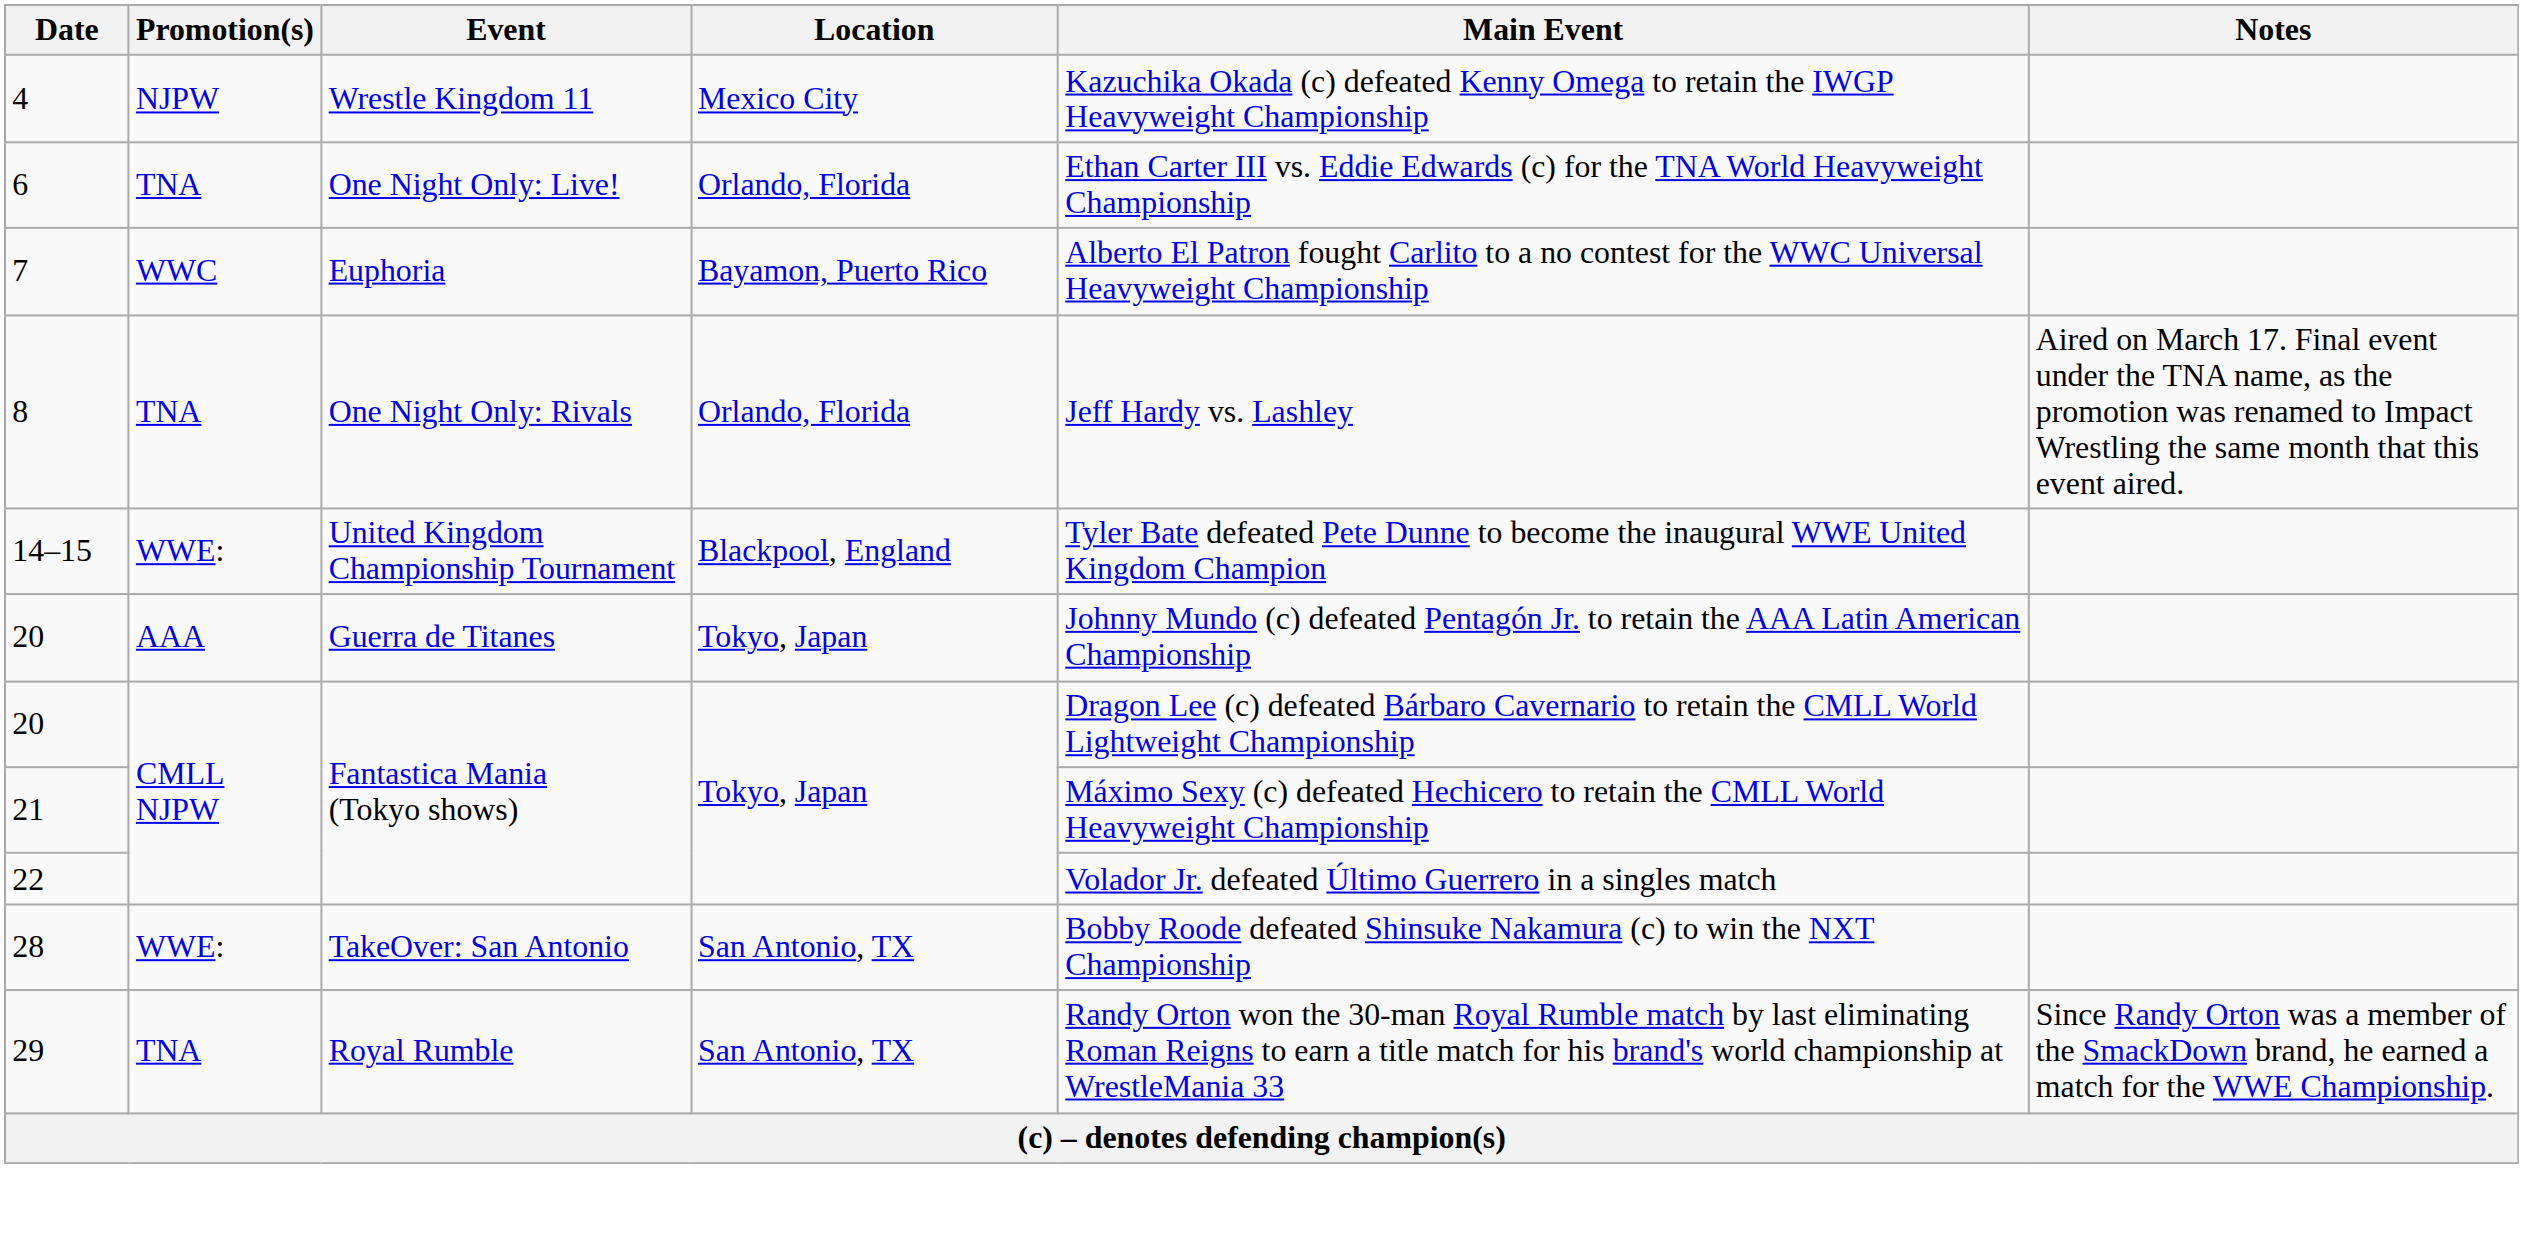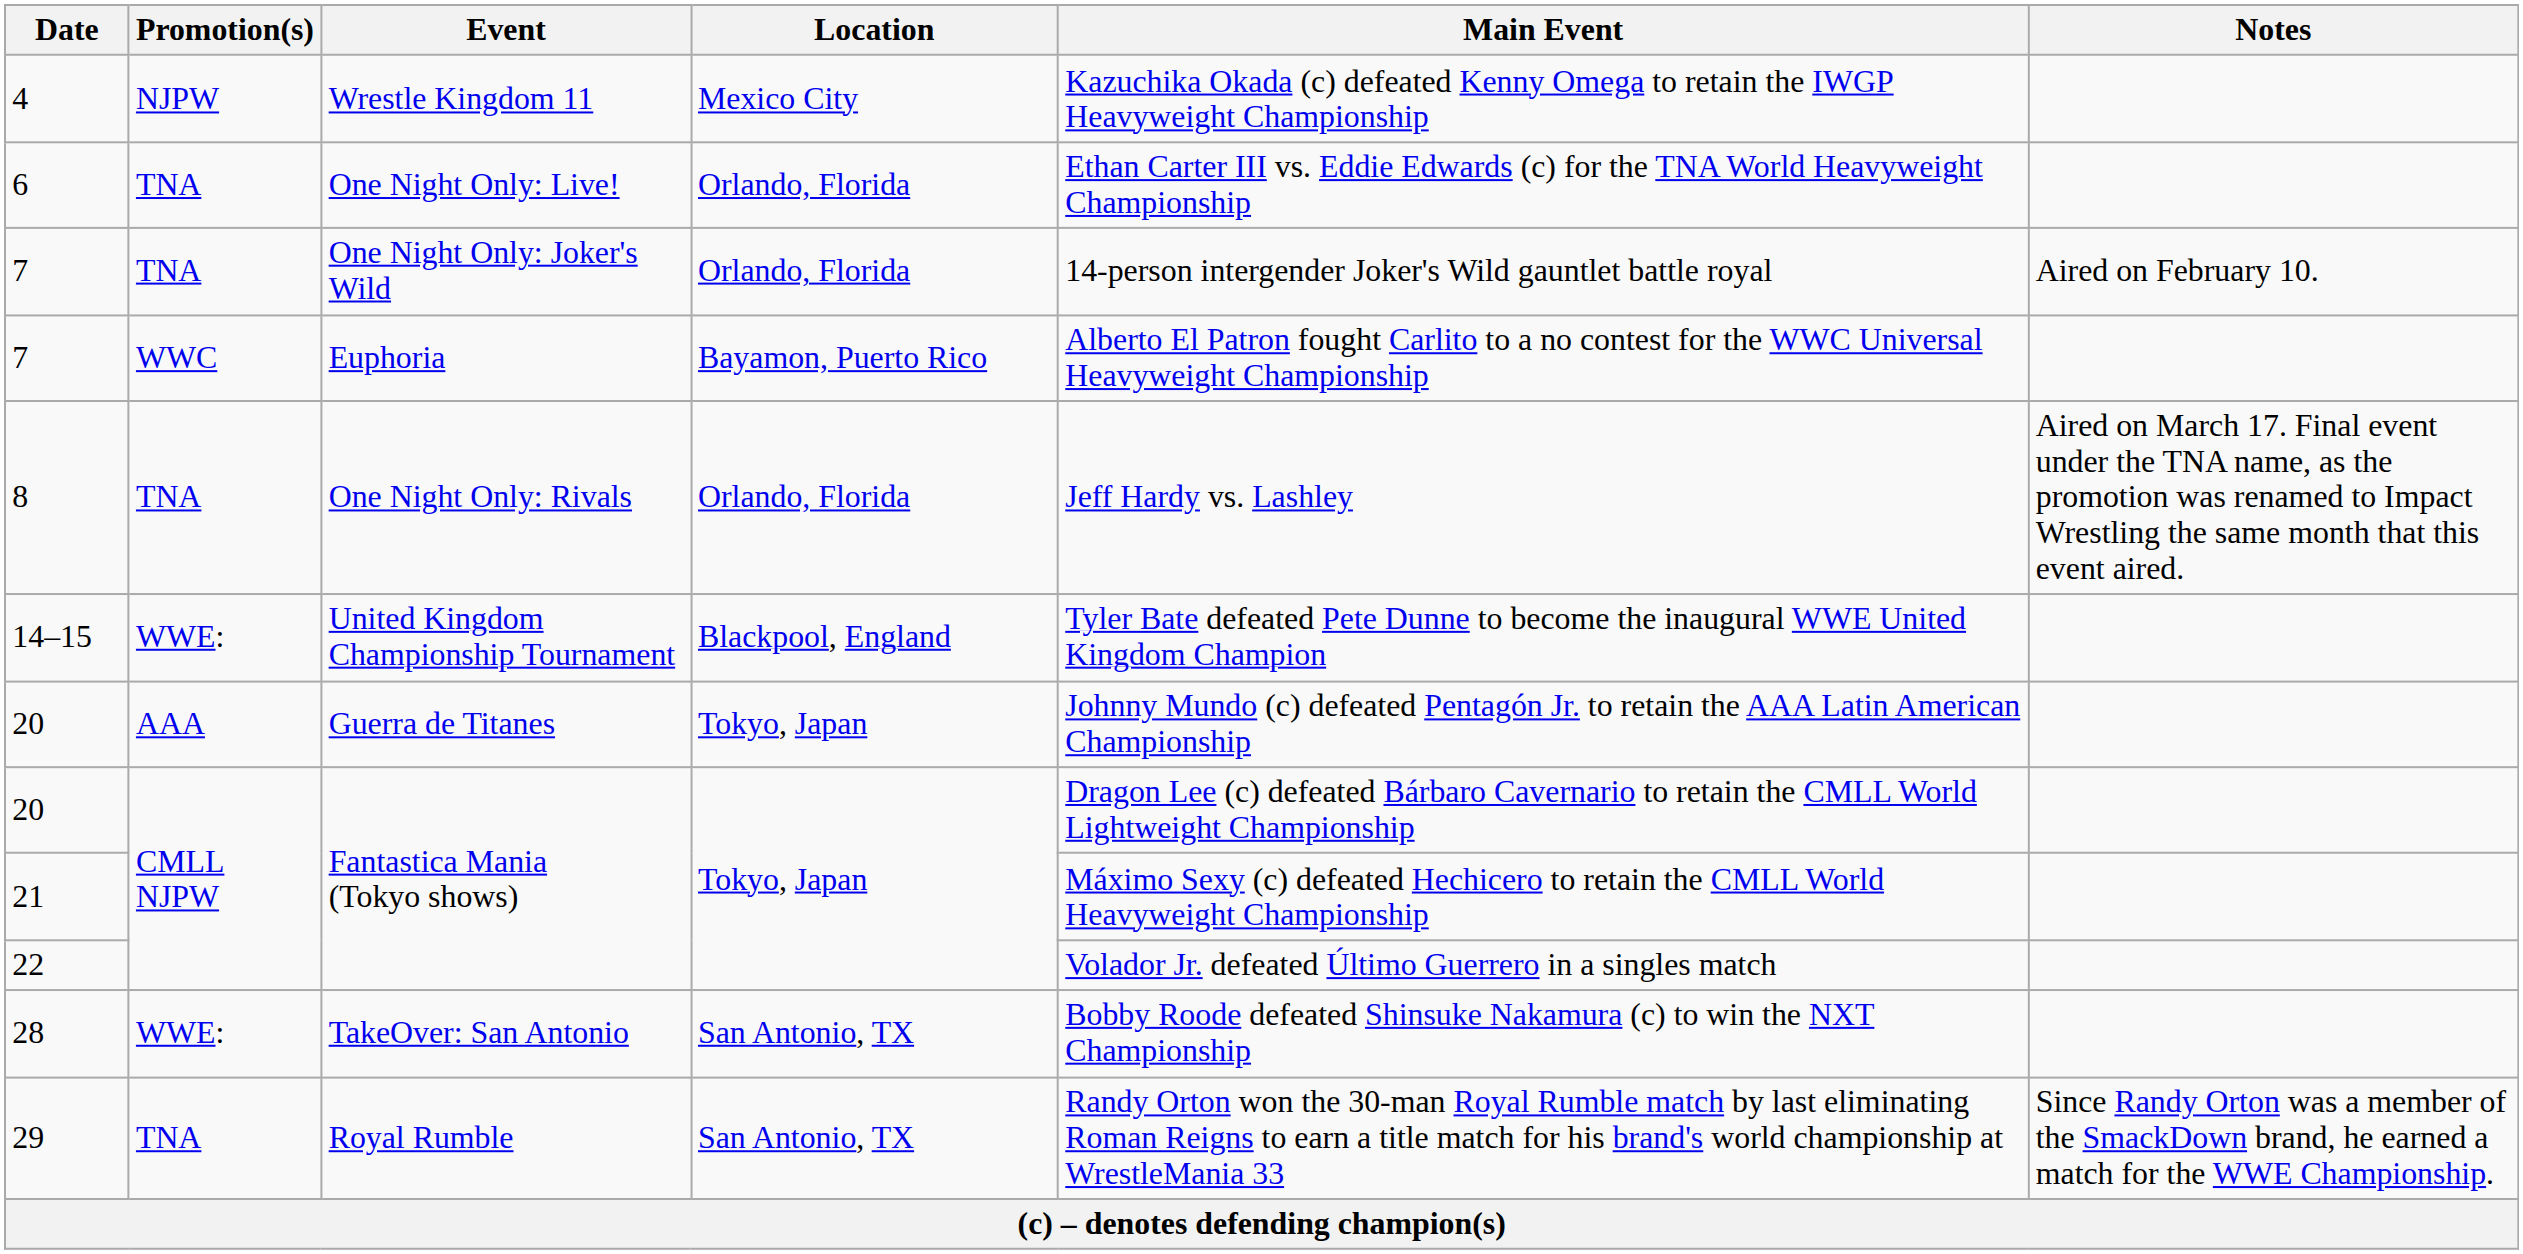+ row: (20, 270)
